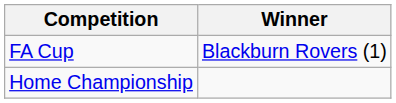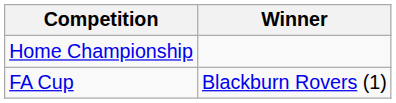rows swapped: (41, 51) <-> (101, 82)
